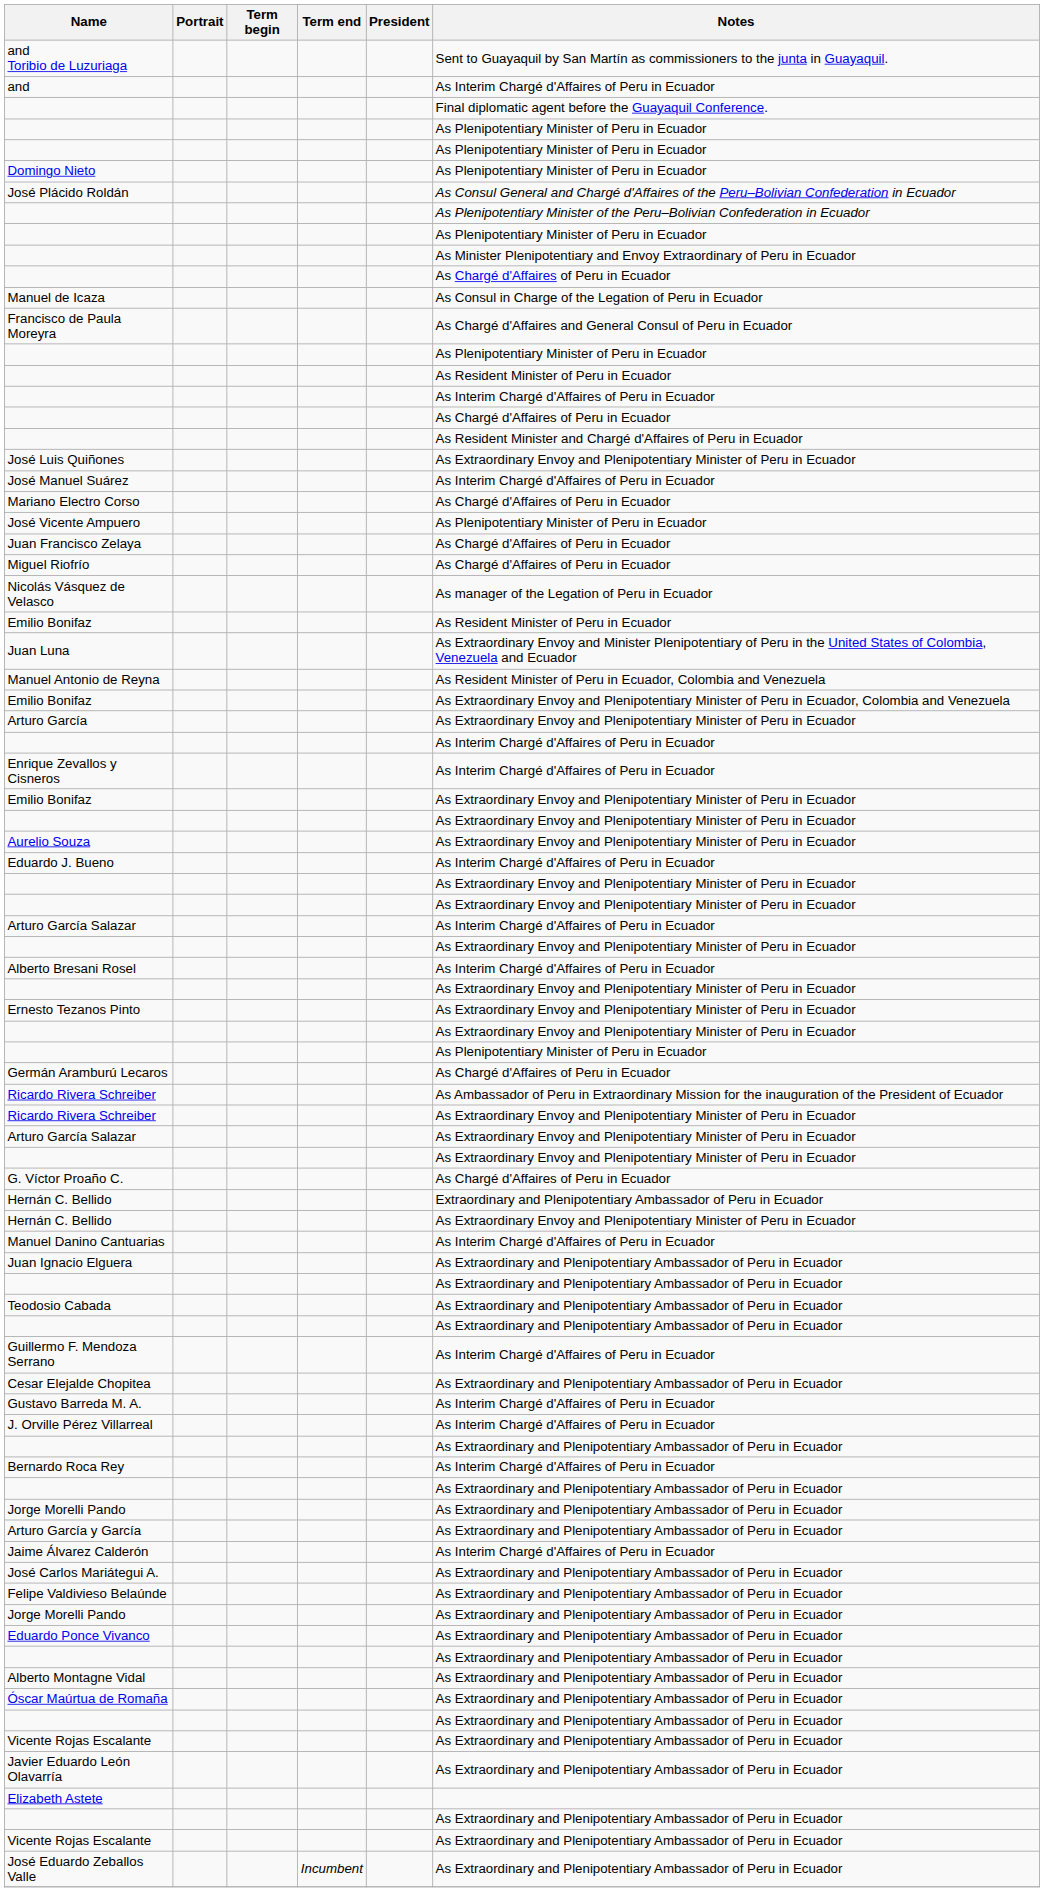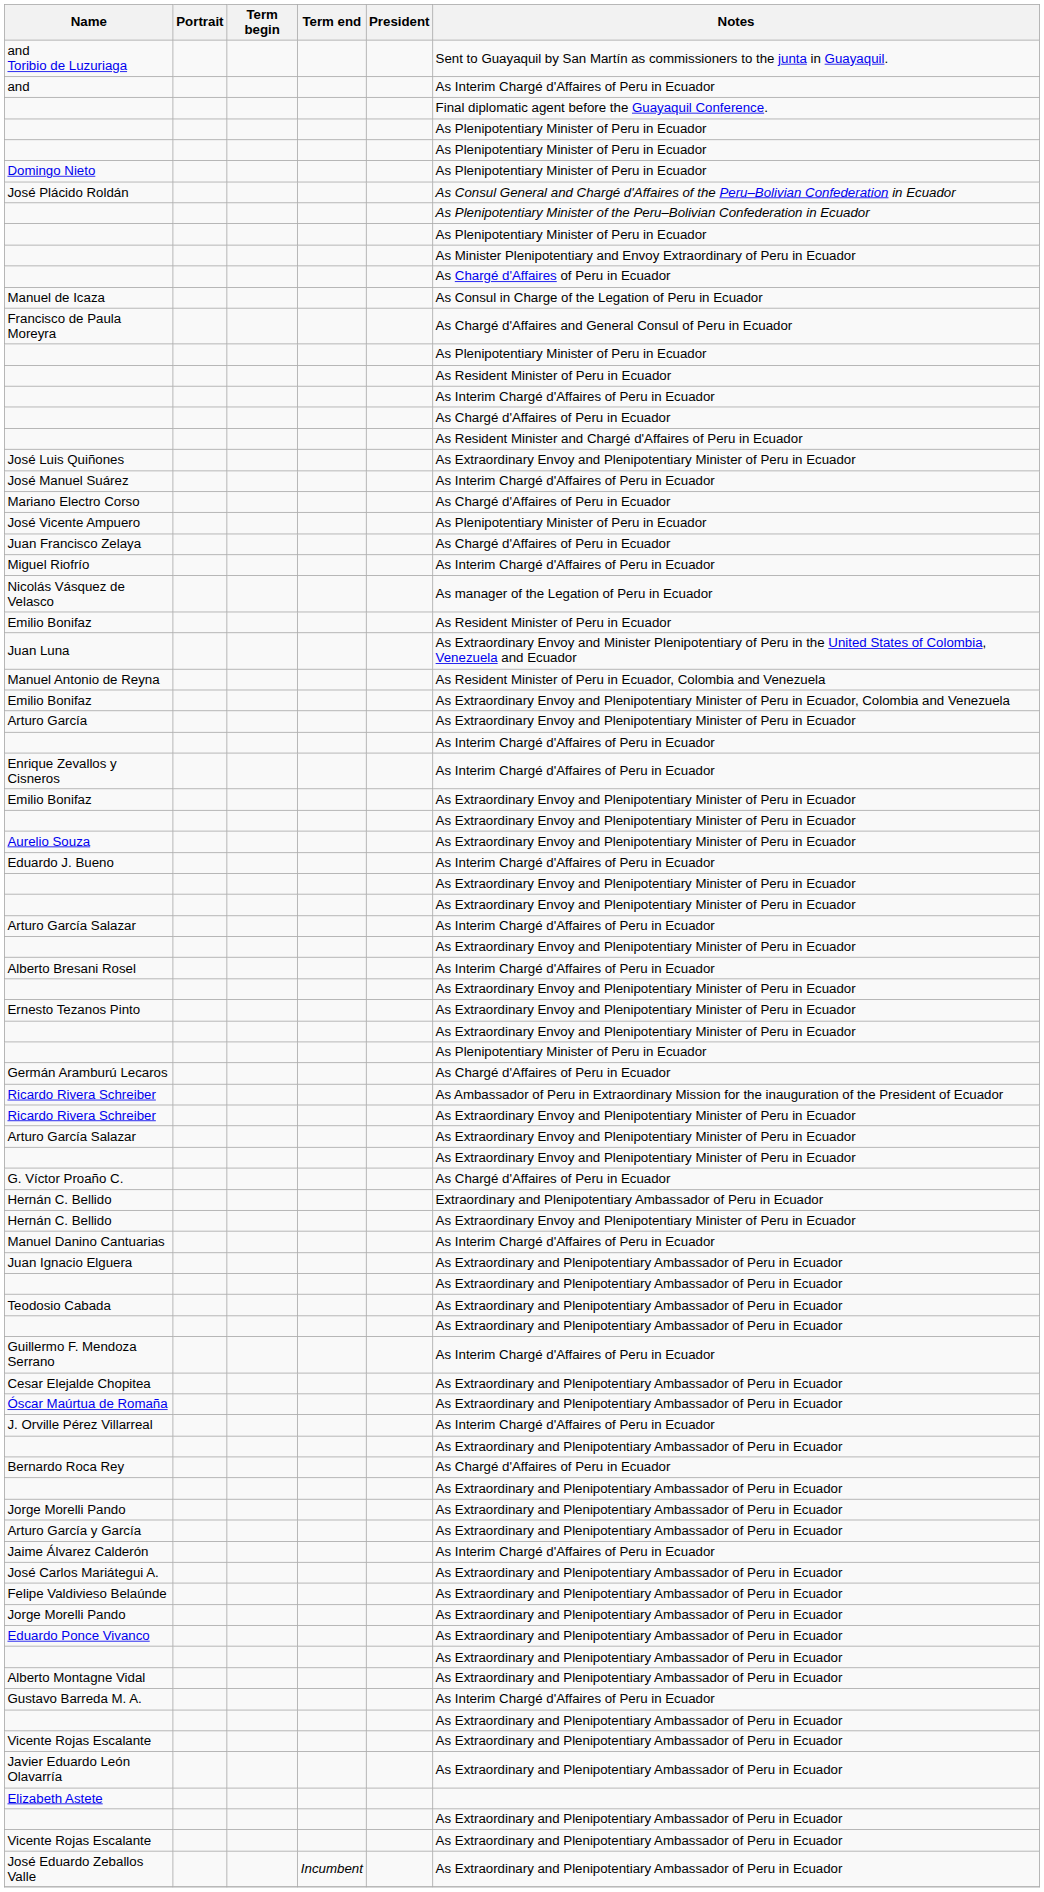(553, 565) As Chargé d'Affaires of Peru in Ecuador -> (575, 565) As Interim Chargé d'Affaires of Peru in Ecuador
rows swapped: (75, 1404) <-> (88, 1699)
(575, 1467) As Interim Chargé d'Affaires of Peru in Ecuador -> (553, 1467) As Chargé d'Affaires of Peru in Ecuador
